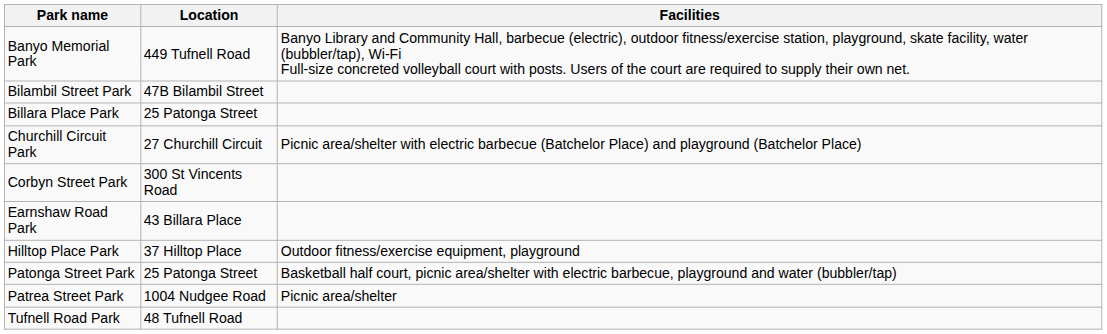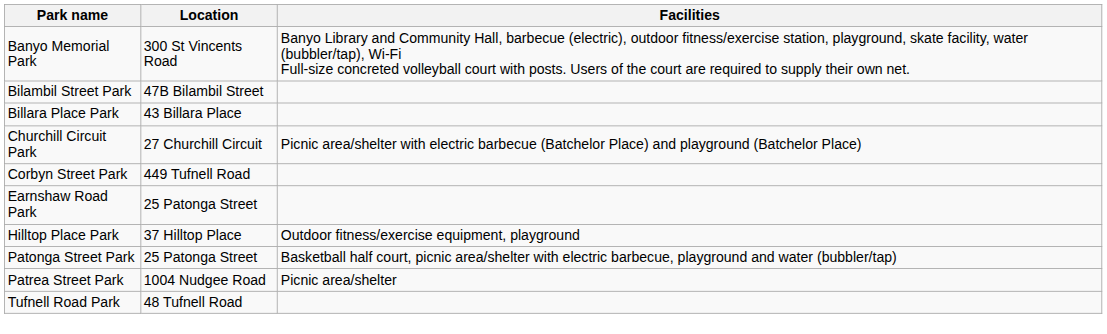(197, 53) 449 Tufnell Road -> (193, 53) 300 St Vincents Road
(201, 114) 25 Patonga Street -> (193, 114) 43 Billara Place
(193, 182) 300 St Vincents Road -> (197, 174) 449 Tufnell Road
(193, 220) 43 Billara Place -> (201, 205) 25 Patonga Street
